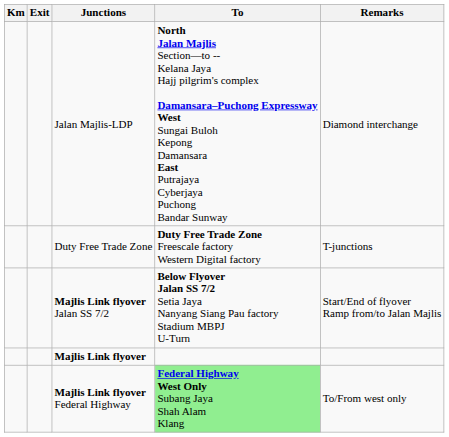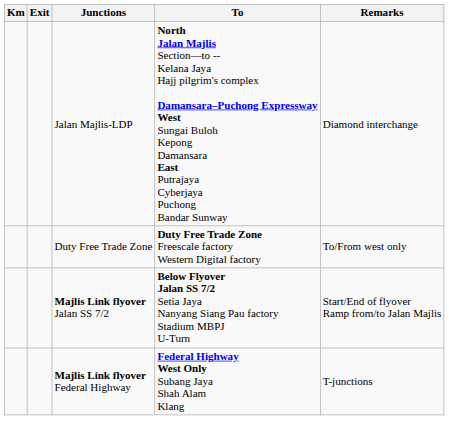(348, 246) T-junctions -> (365, 246) To/From west only
- row: (100, 356)
(198, 398) lightgreen background -> (198, 381) no background
(365, 398) To/From west only -> (348, 381) T-junctions
